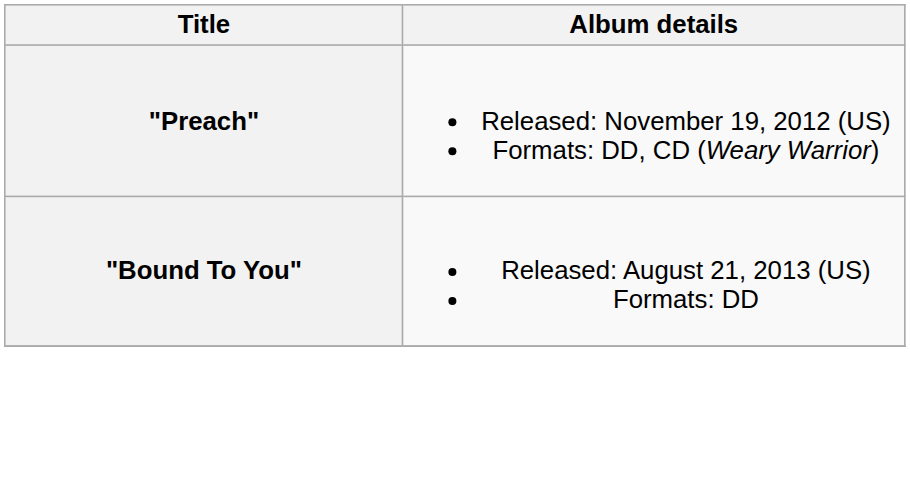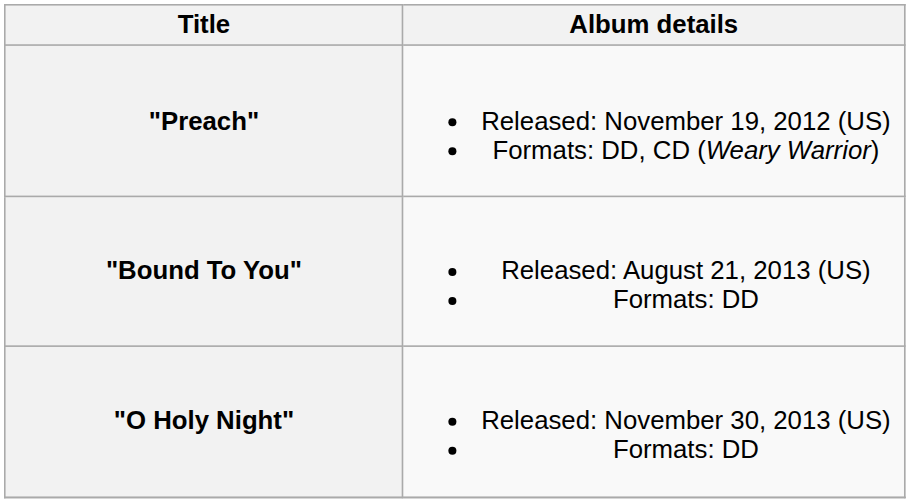+ row: (204, 421)
